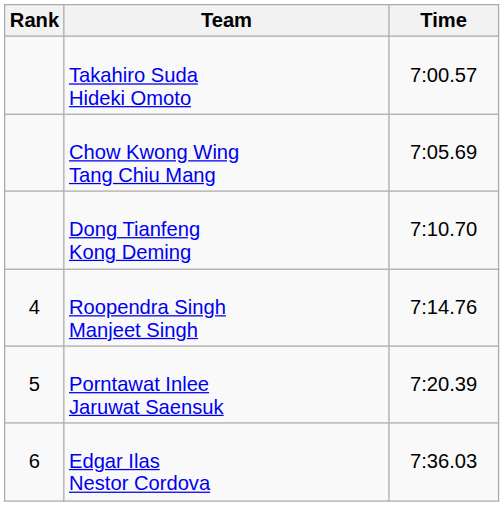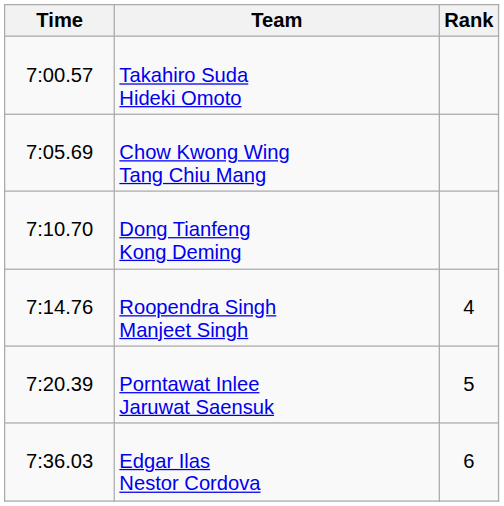columns swapped: (34, 20) <-> (444, 20)
